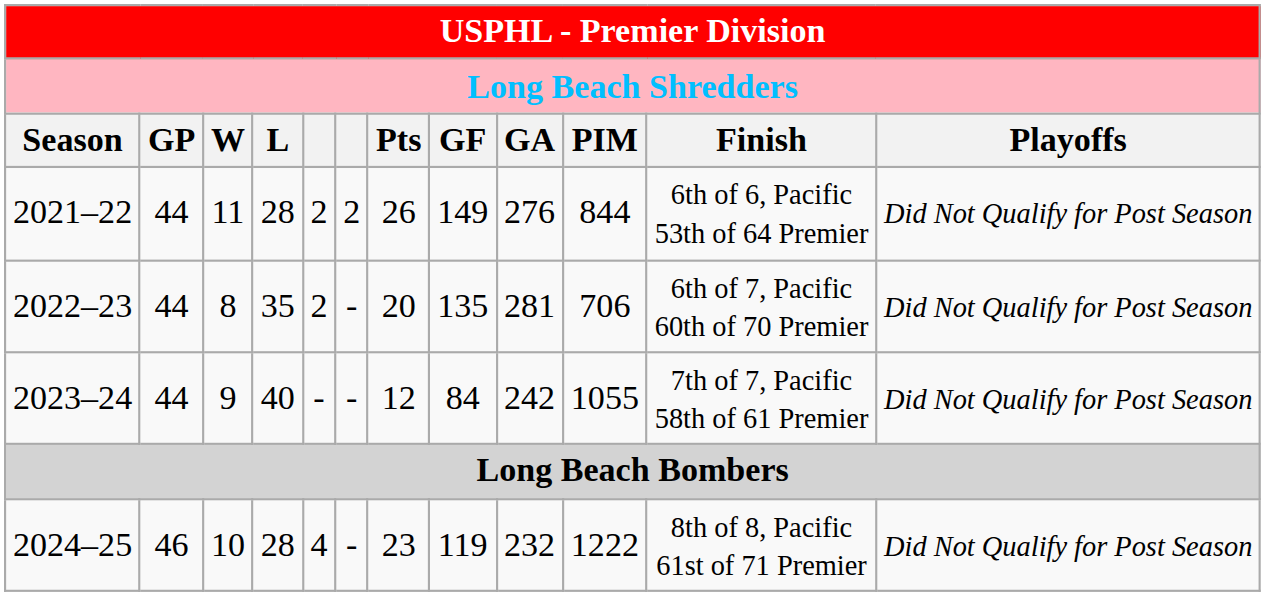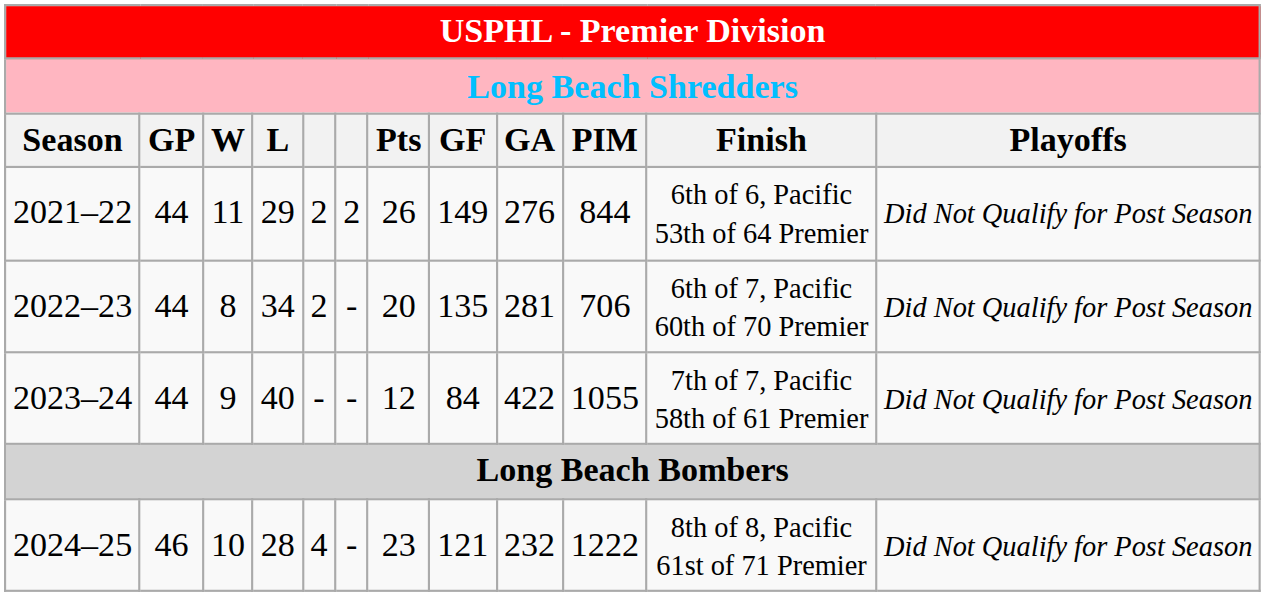(278, 212) 28 -> (278, 212) 29
(278, 305) 35 -> (278, 305) 34
(530, 397) 242 -> (530, 397) 422
(463, 544) 119 -> (463, 544) 121
